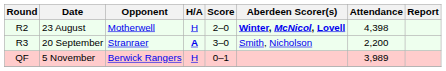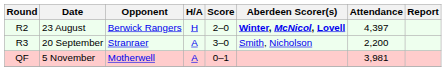(131, 27) Motherwell -> (145, 27) Berwick Rangers
(376, 27) 4,398 -> (376, 27) 4,397
(194, 43) bold -> (194, 43) normal
(145, 58) Berwick Rangers -> (131, 58) Motherwell
(194, 58) H -> (194, 58) A
(376, 58) 3,989 -> (376, 58) 3,981
